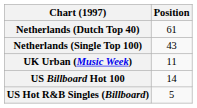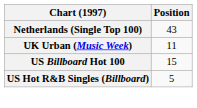- row: (78, 29)
(172, 78) 14 -> (172, 62) 15
